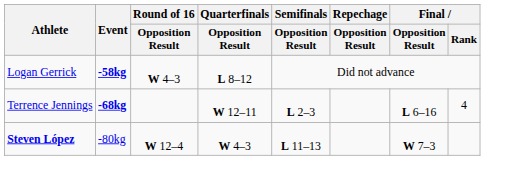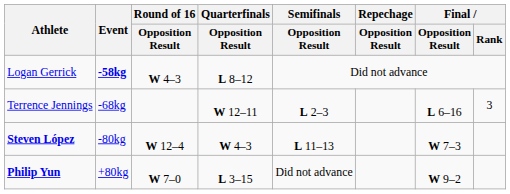(112, 106) bold -> (112, 106) normal
(464, 106) 4 -> (489, 106) 3
+ row: (34, 172)
